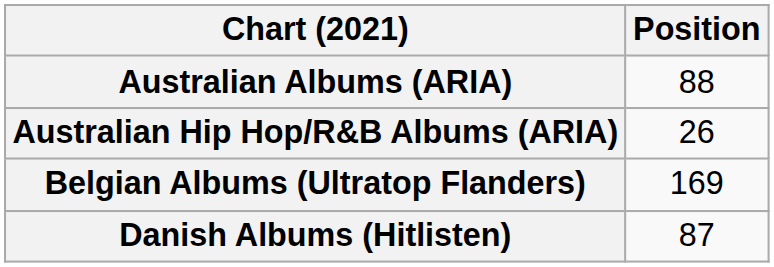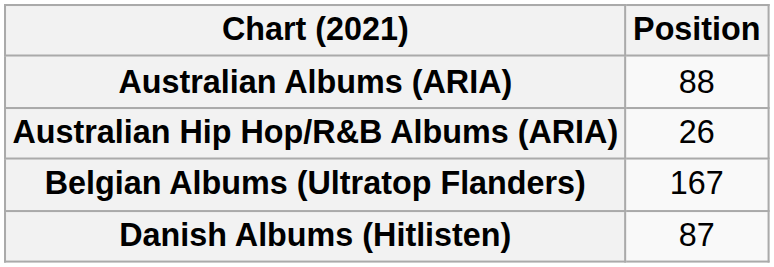(697, 183) 169 -> (697, 183) 167
